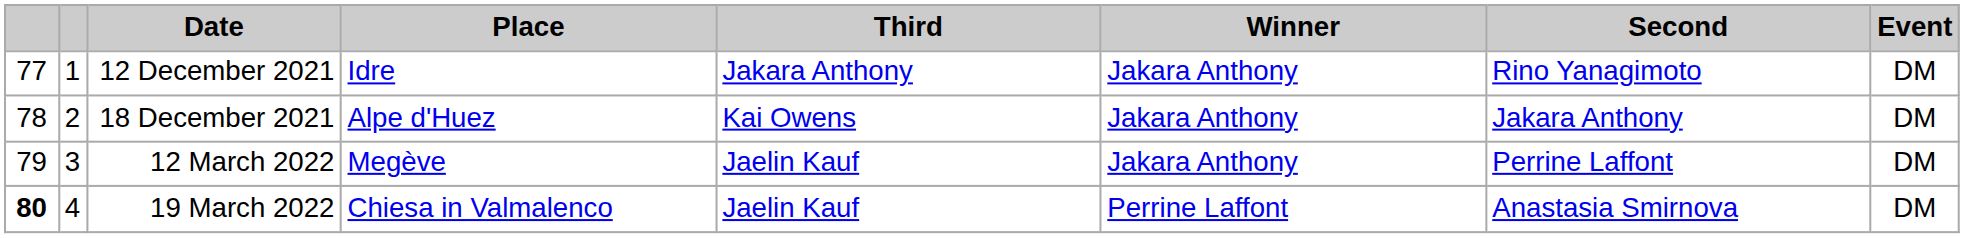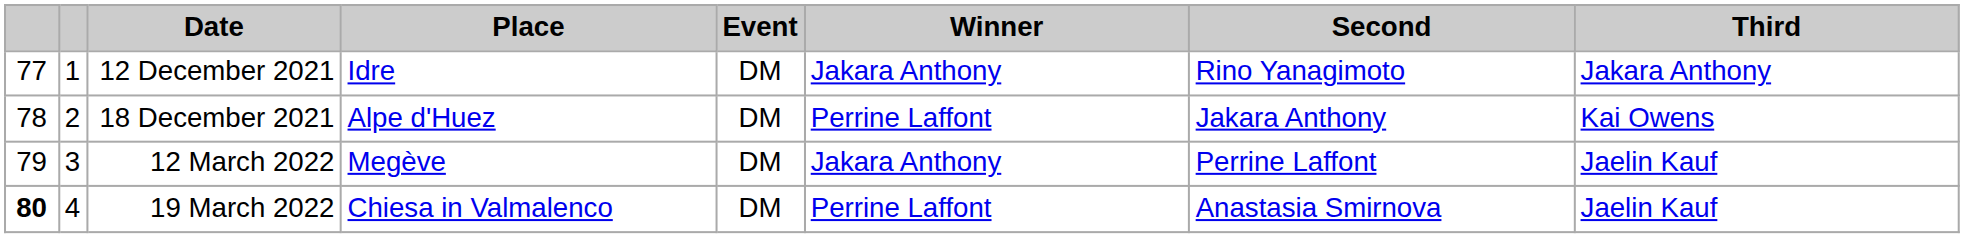columns swapped: (1915, 26) <-> (908, 26)
(1203, 117) Jakara Anthony -> (901, 117) Perrine Laffont
